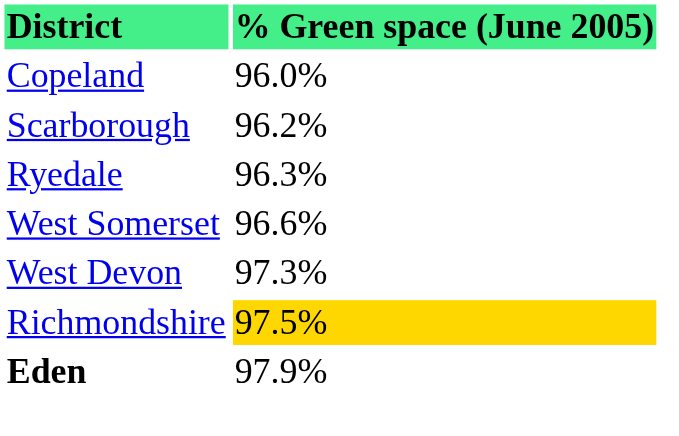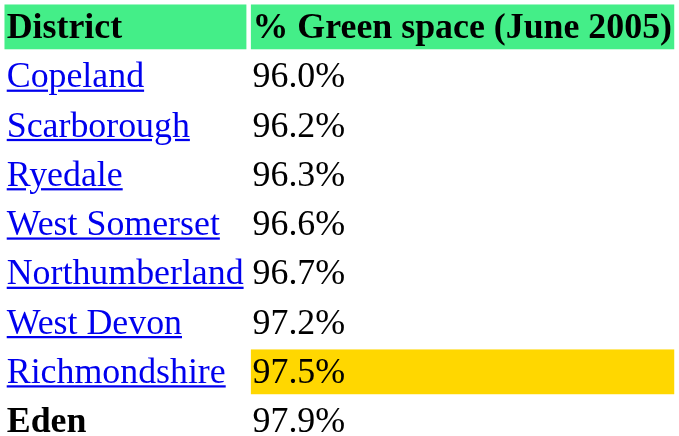+ row: (125, 272)
(281, 272) 97.3% -> (299, 321) 97.2%
